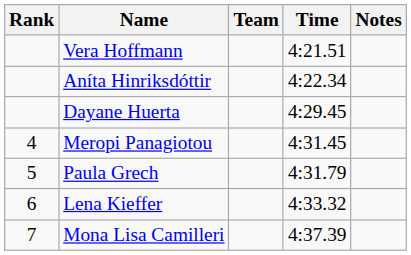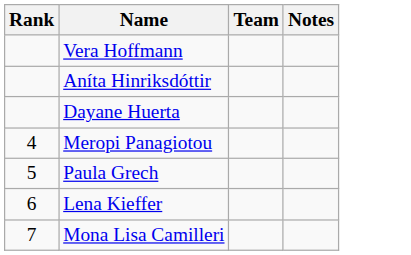- column: (317, 19)
